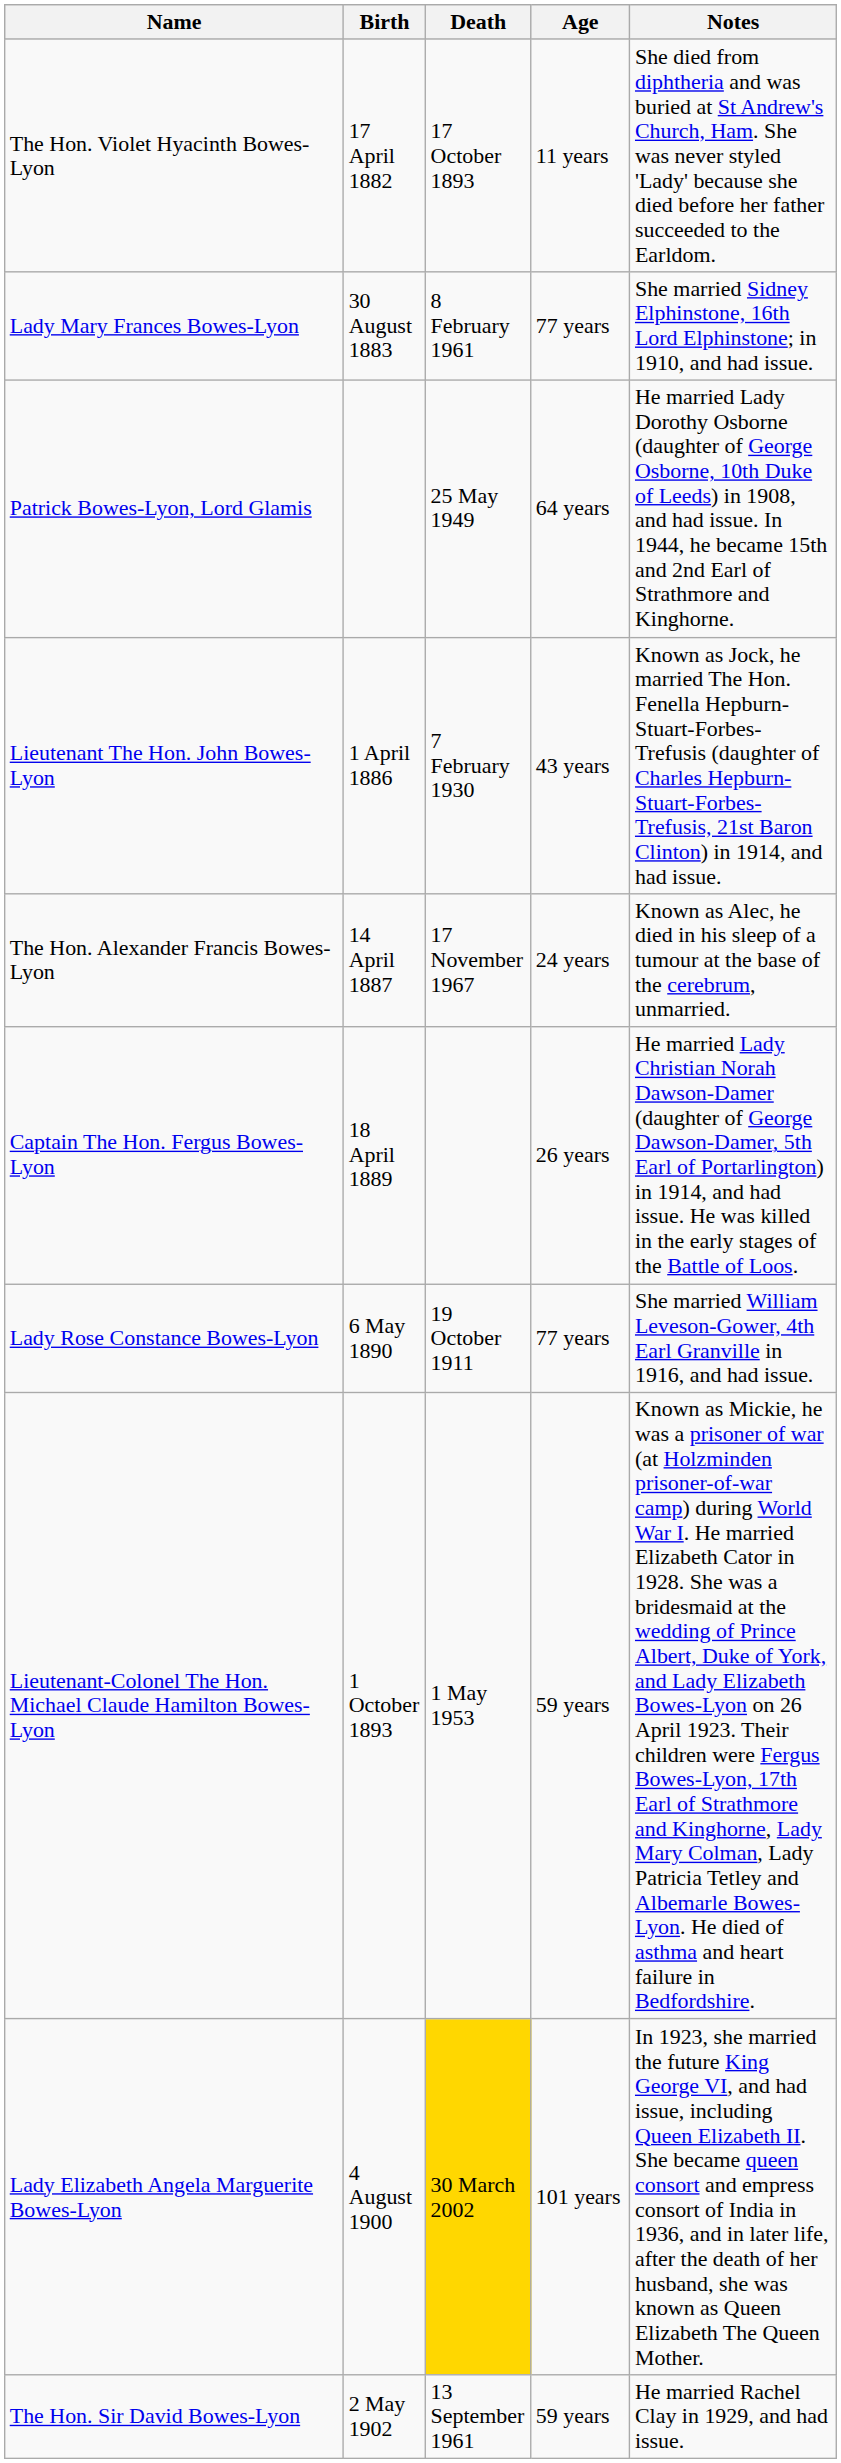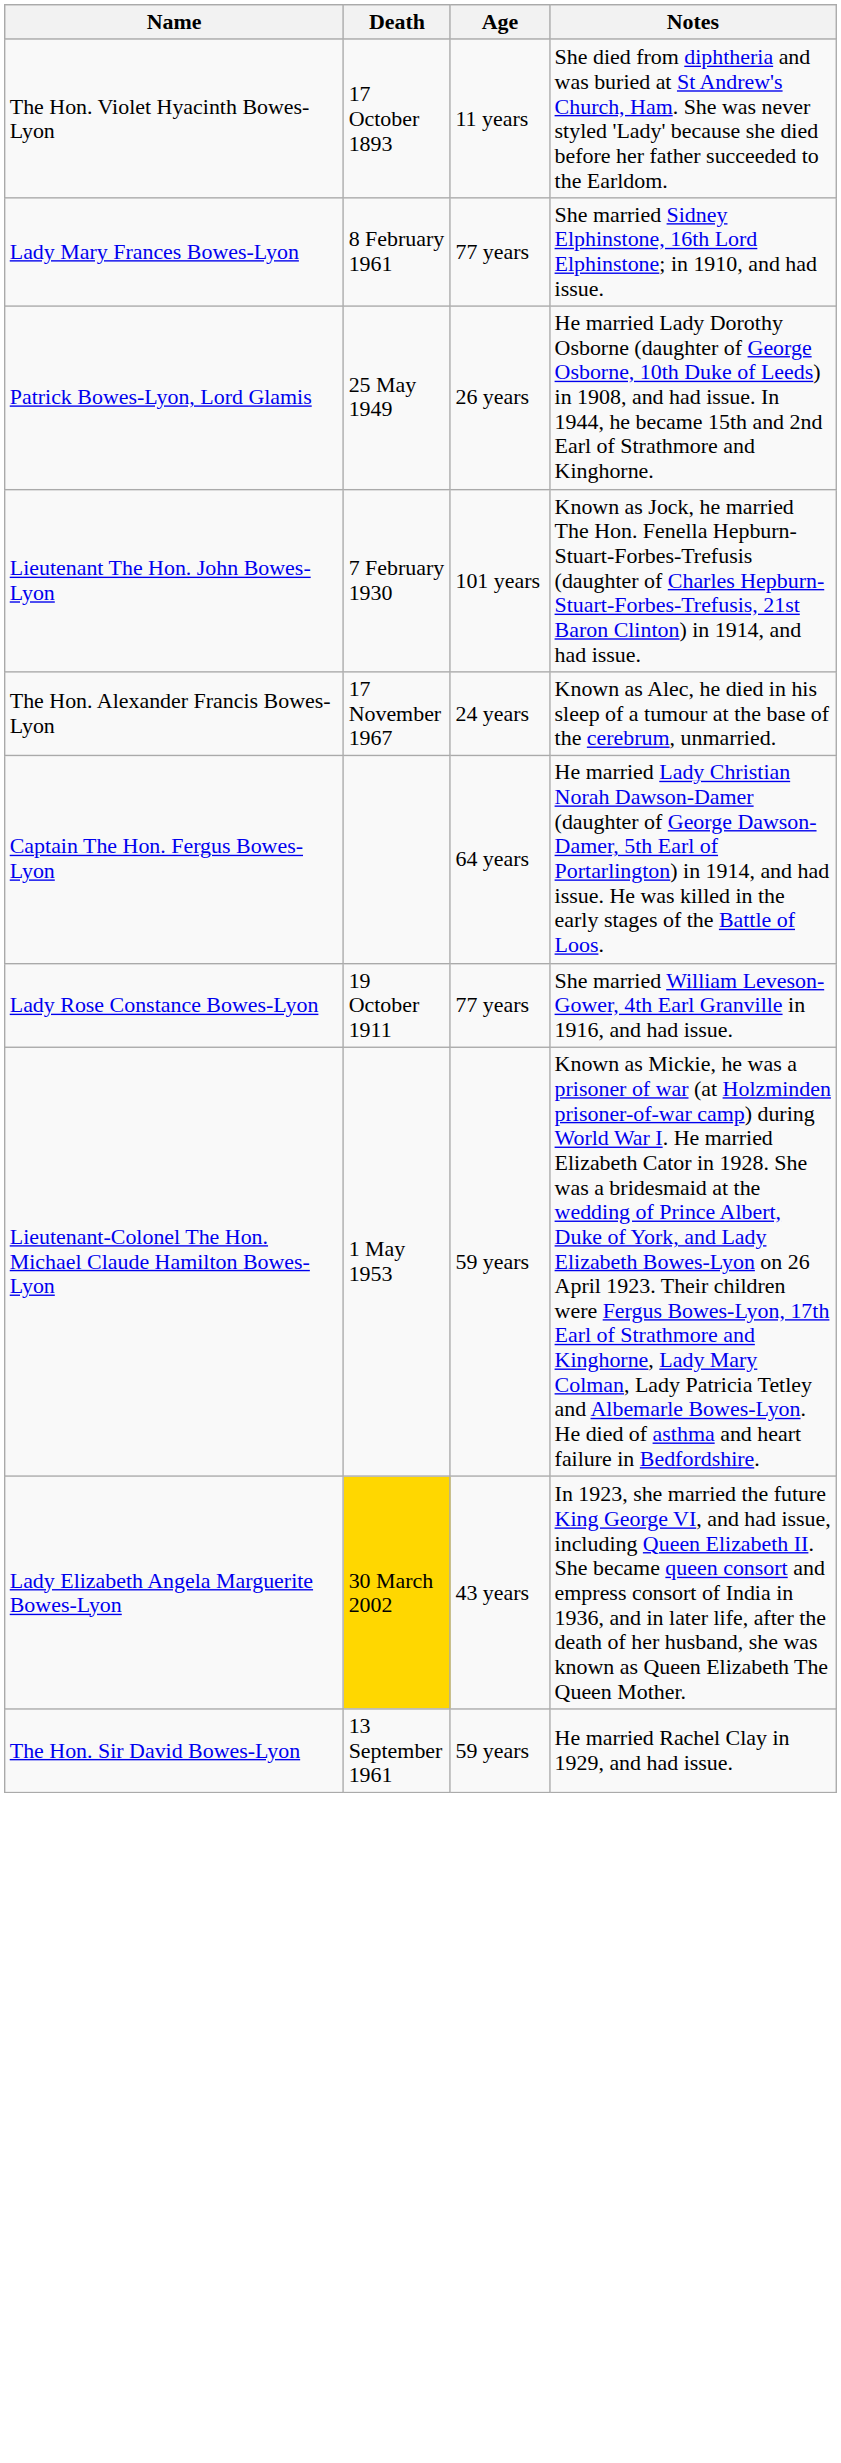- column: (385, 21)
(573, 508) 64 years -> (492, 397) 26 years
(573, 765) 43 years -> (498, 580) 101 years
(573, 1155) 26 years -> (492, 859) 64 years
(578, 2196) 101 years -> (492, 1592) 43 years
